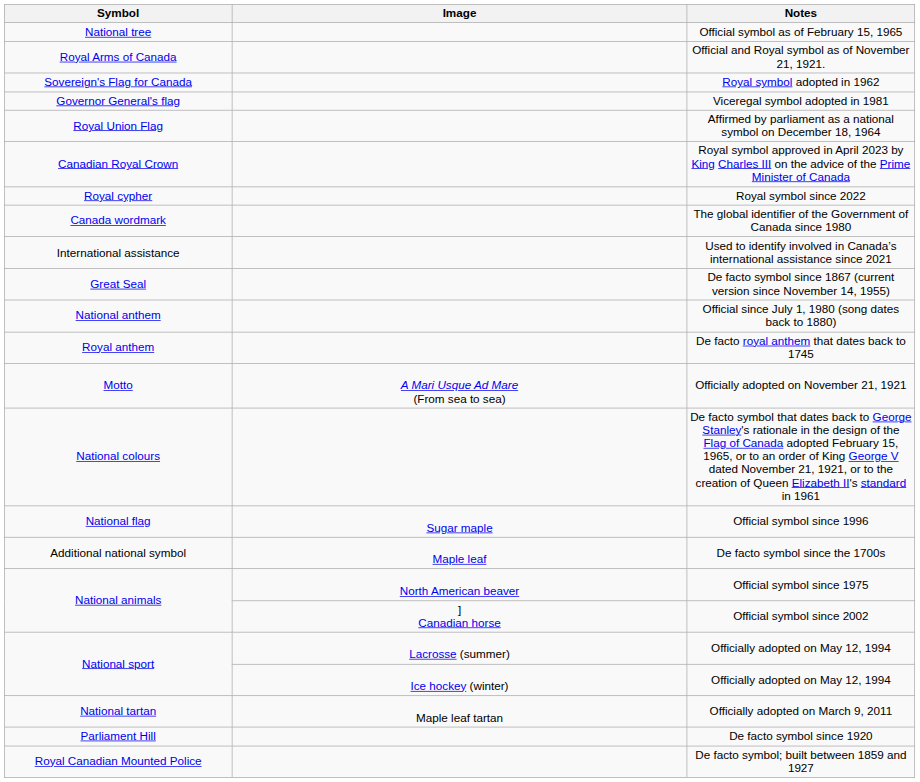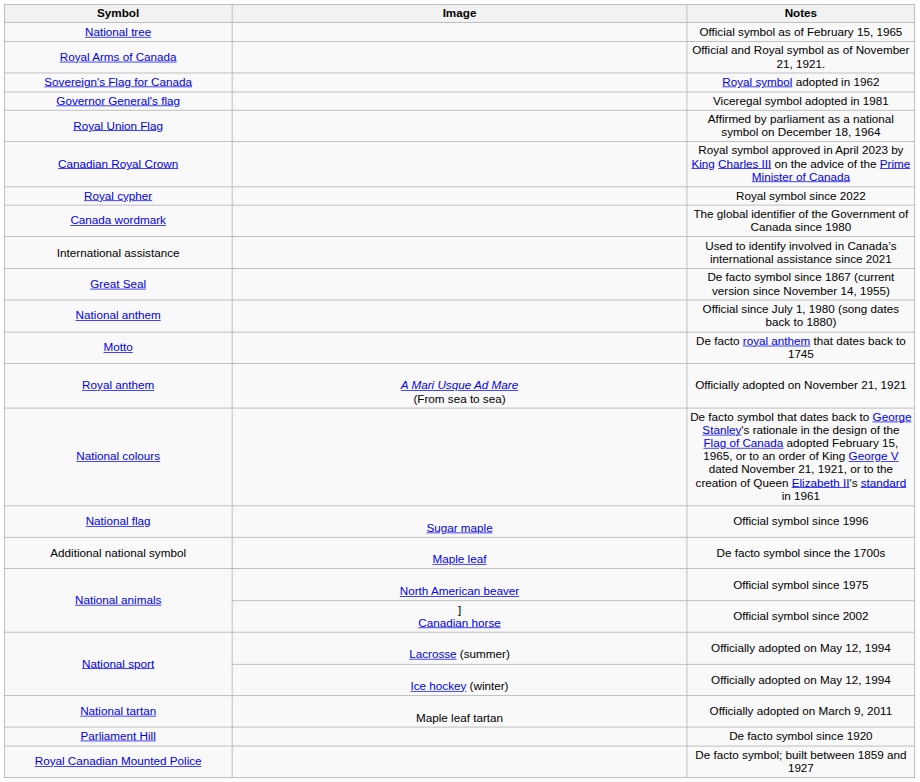(118, 347) Royal anthem -> (118, 347) Motto
(118, 385) Motto -> (118, 385) Royal anthem
